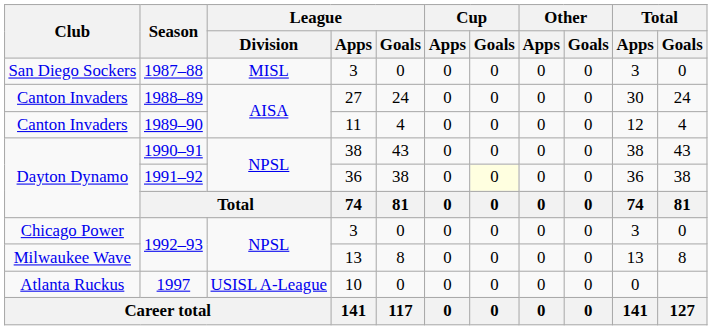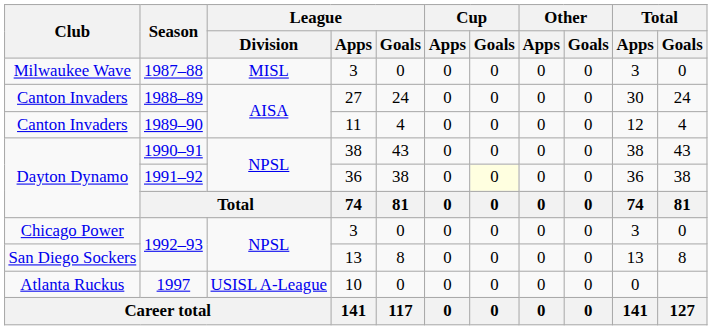(72, 71) San Diego Sockers -> (72, 71) Milwaukee Wave
(72, 257) Milwaukee Wave -> (72, 257) San Diego Sockers
